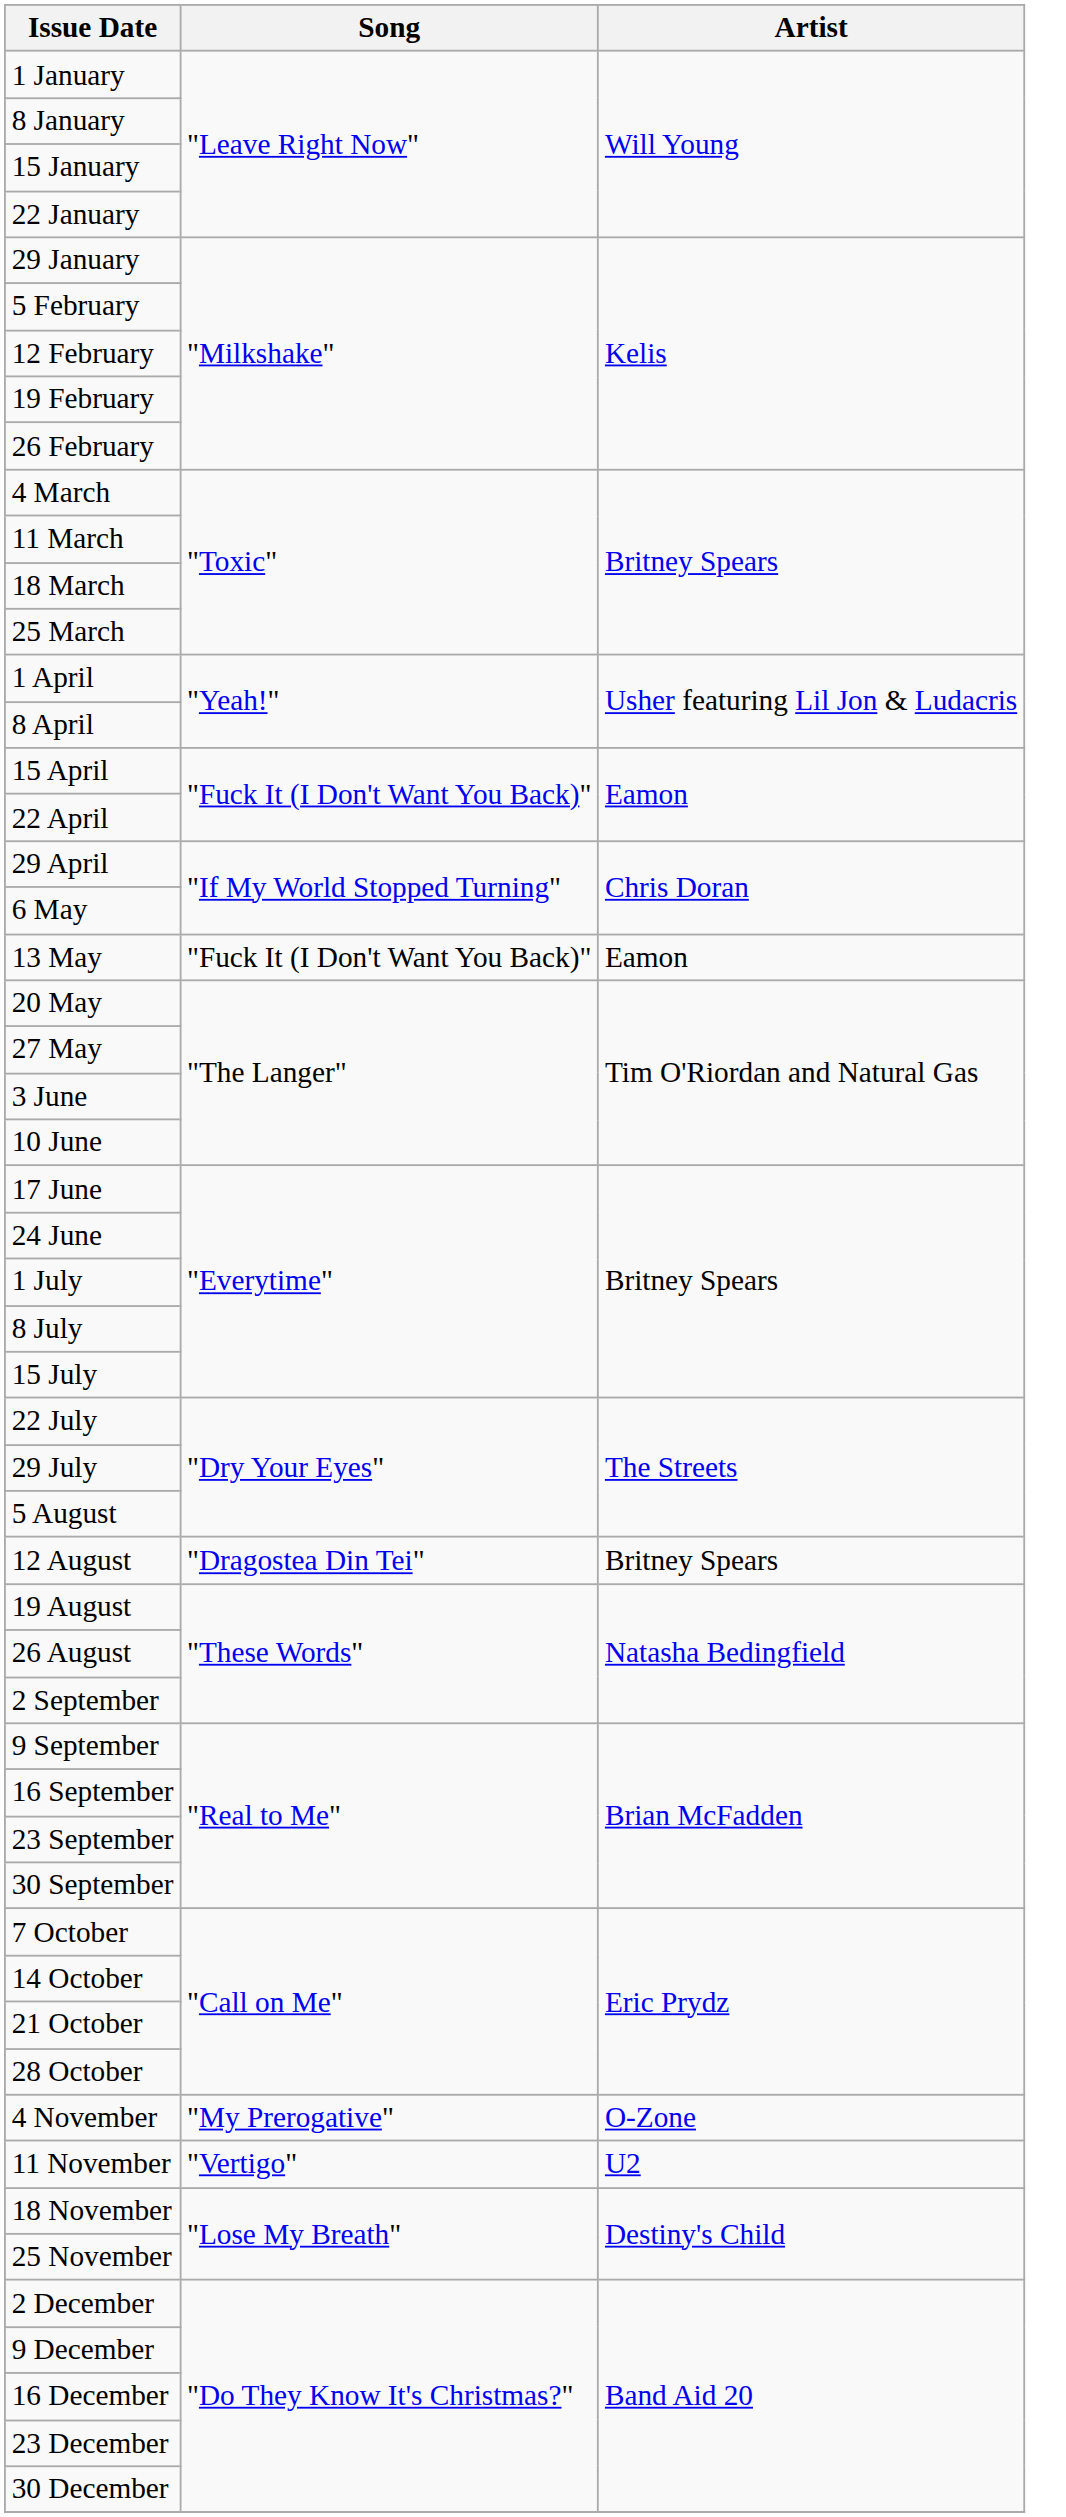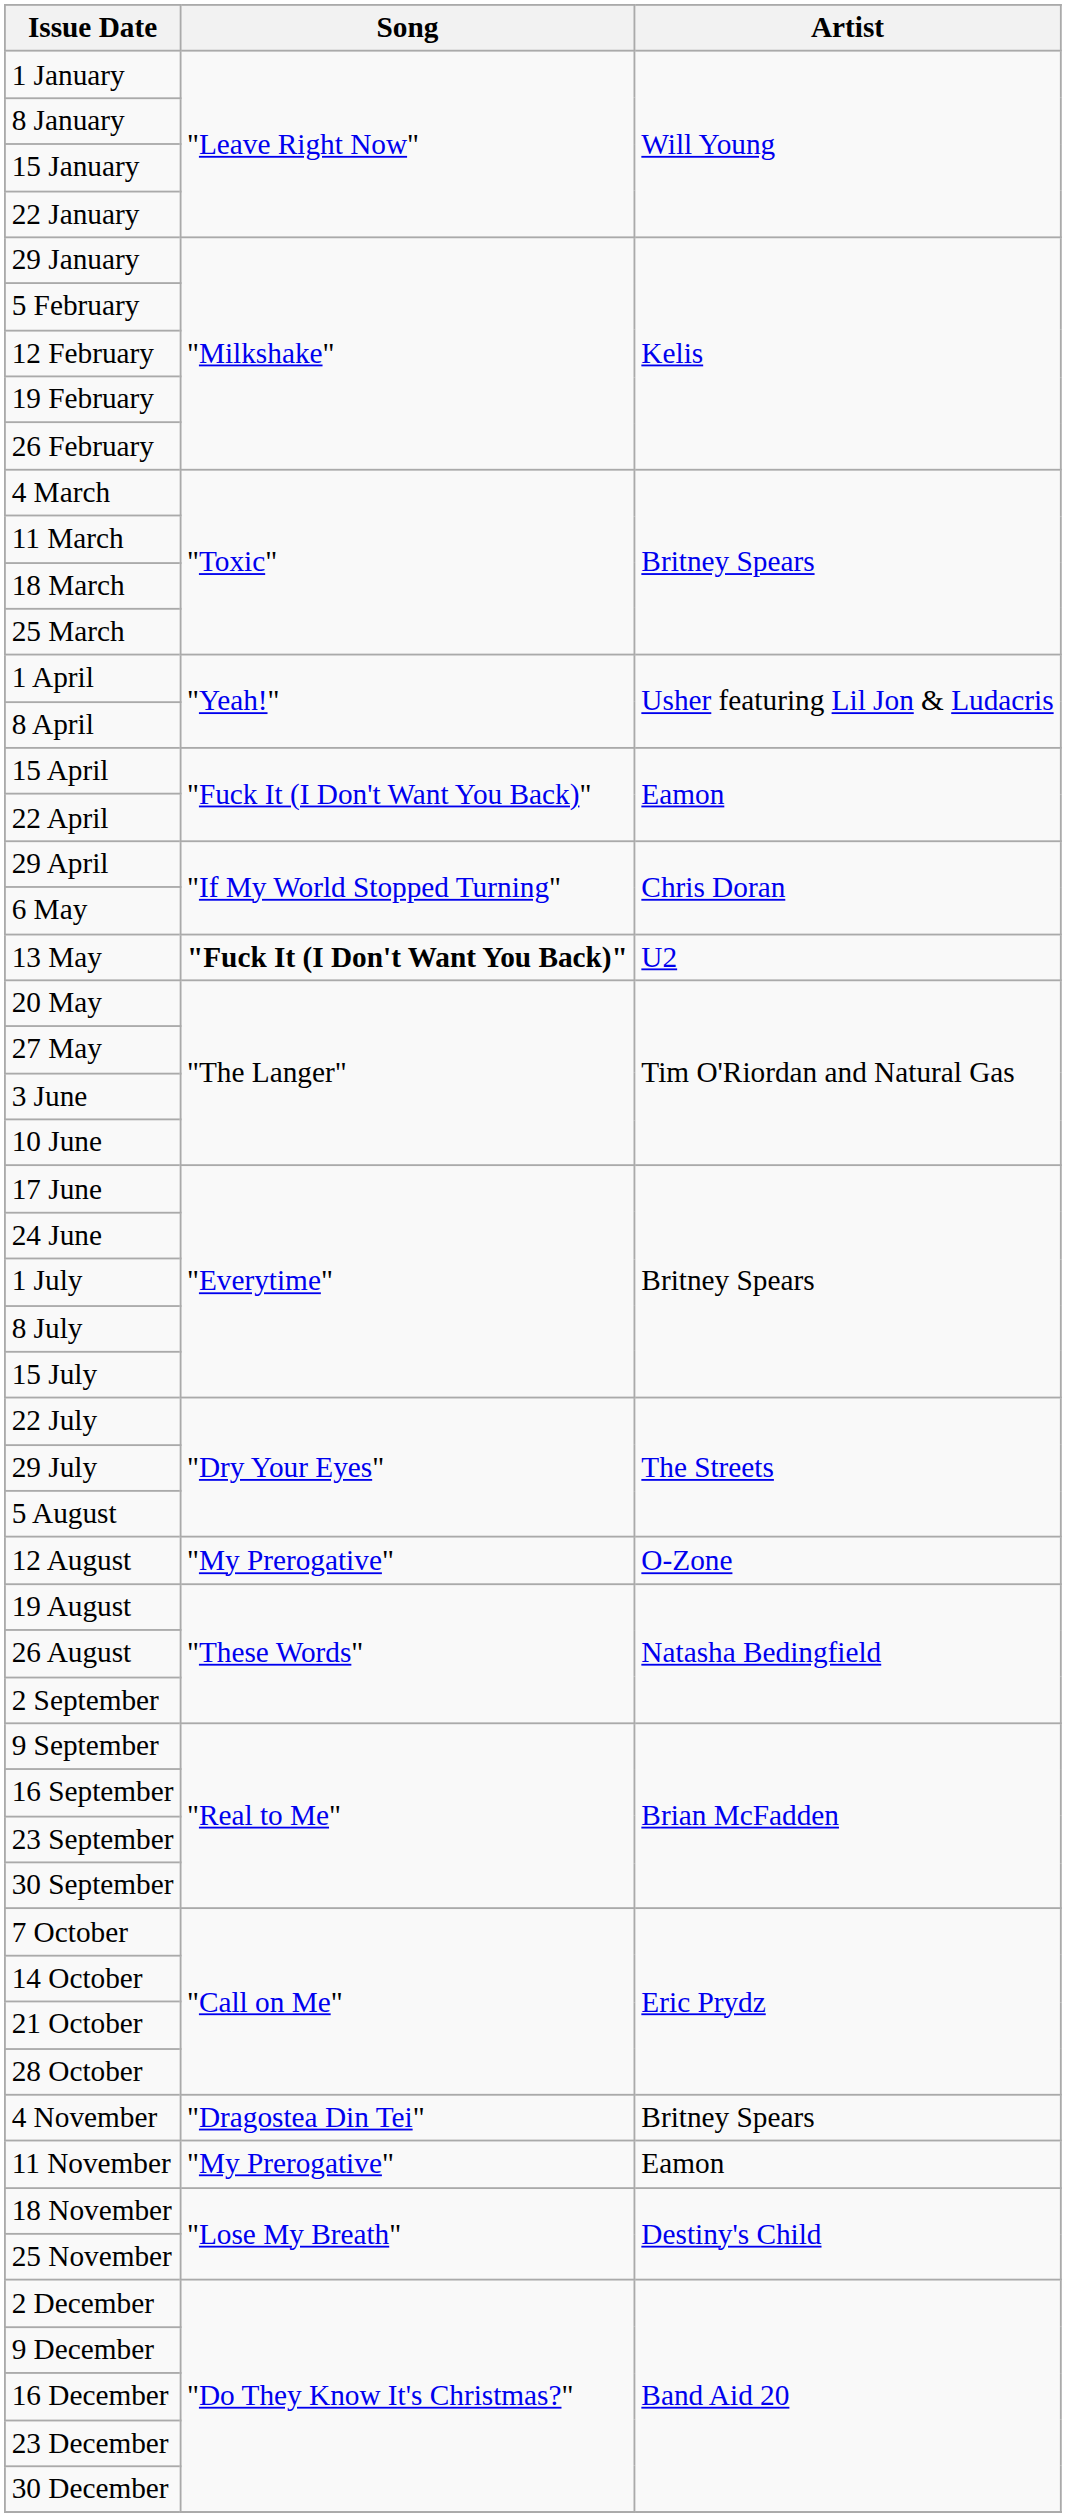(389, 956) normal -> (407, 956) bold
(646, 956) Eamon -> (659, 956) U2
(306, 1560) "Dragostea Din Tei" -> (290, 1560) "My Prerogative"
(692, 1560) Britney Spears -> (687, 1560) O-Zone
(290, 2117) "My Prerogative" -> (306, 2117) "Dragostea Din Tei"
(650, 2117) O-Zone -> (728, 2117) Britney Spears
(242, 2163) "Vertigo" -> (290, 2163) "My Prerogative"
(623, 2163) U2 -> (683, 2163) Eamon
